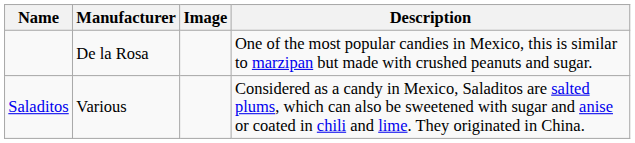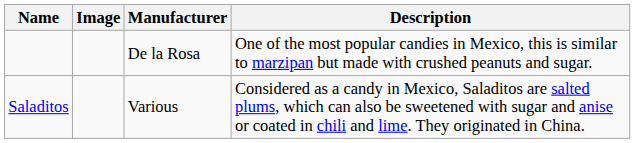columns swapped: (126, 17) <-> (205, 17)
